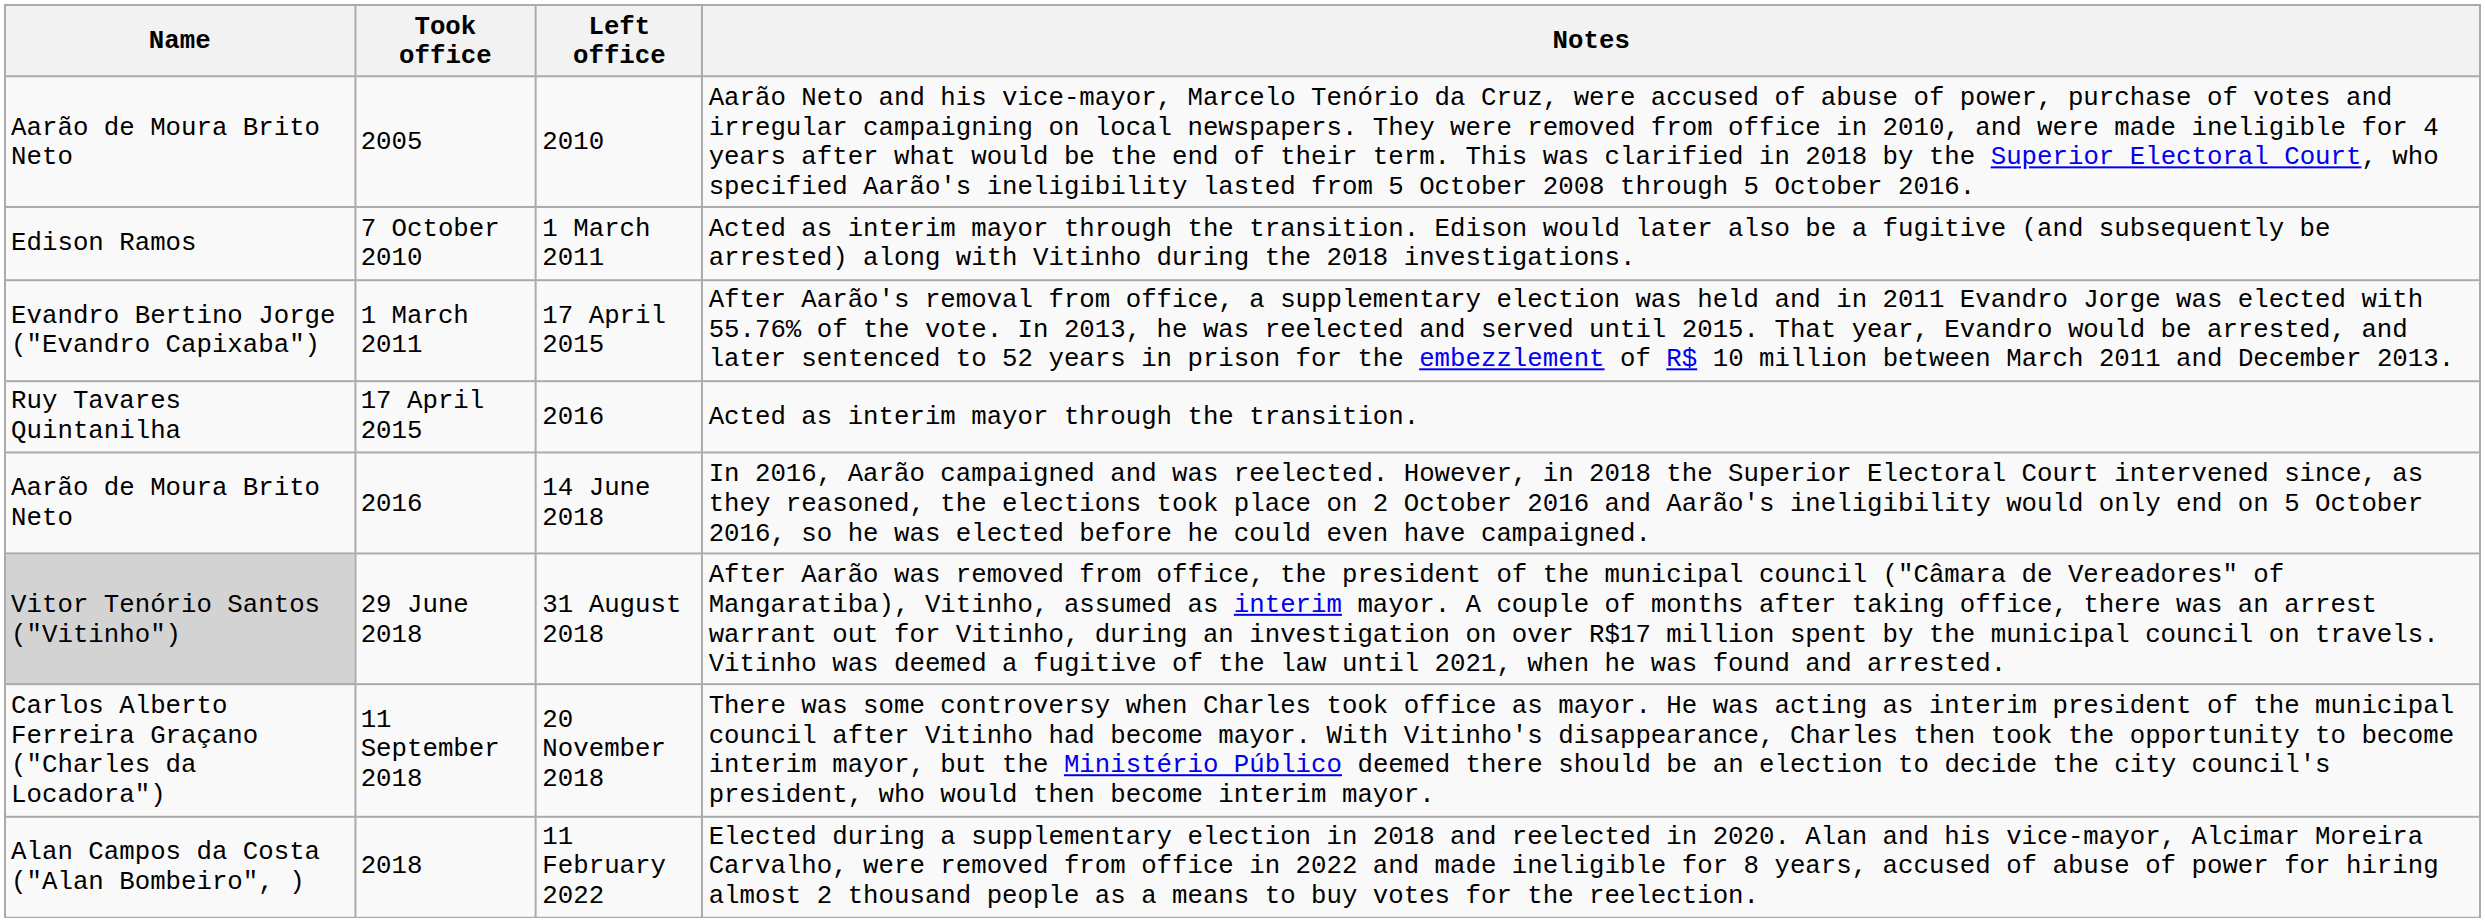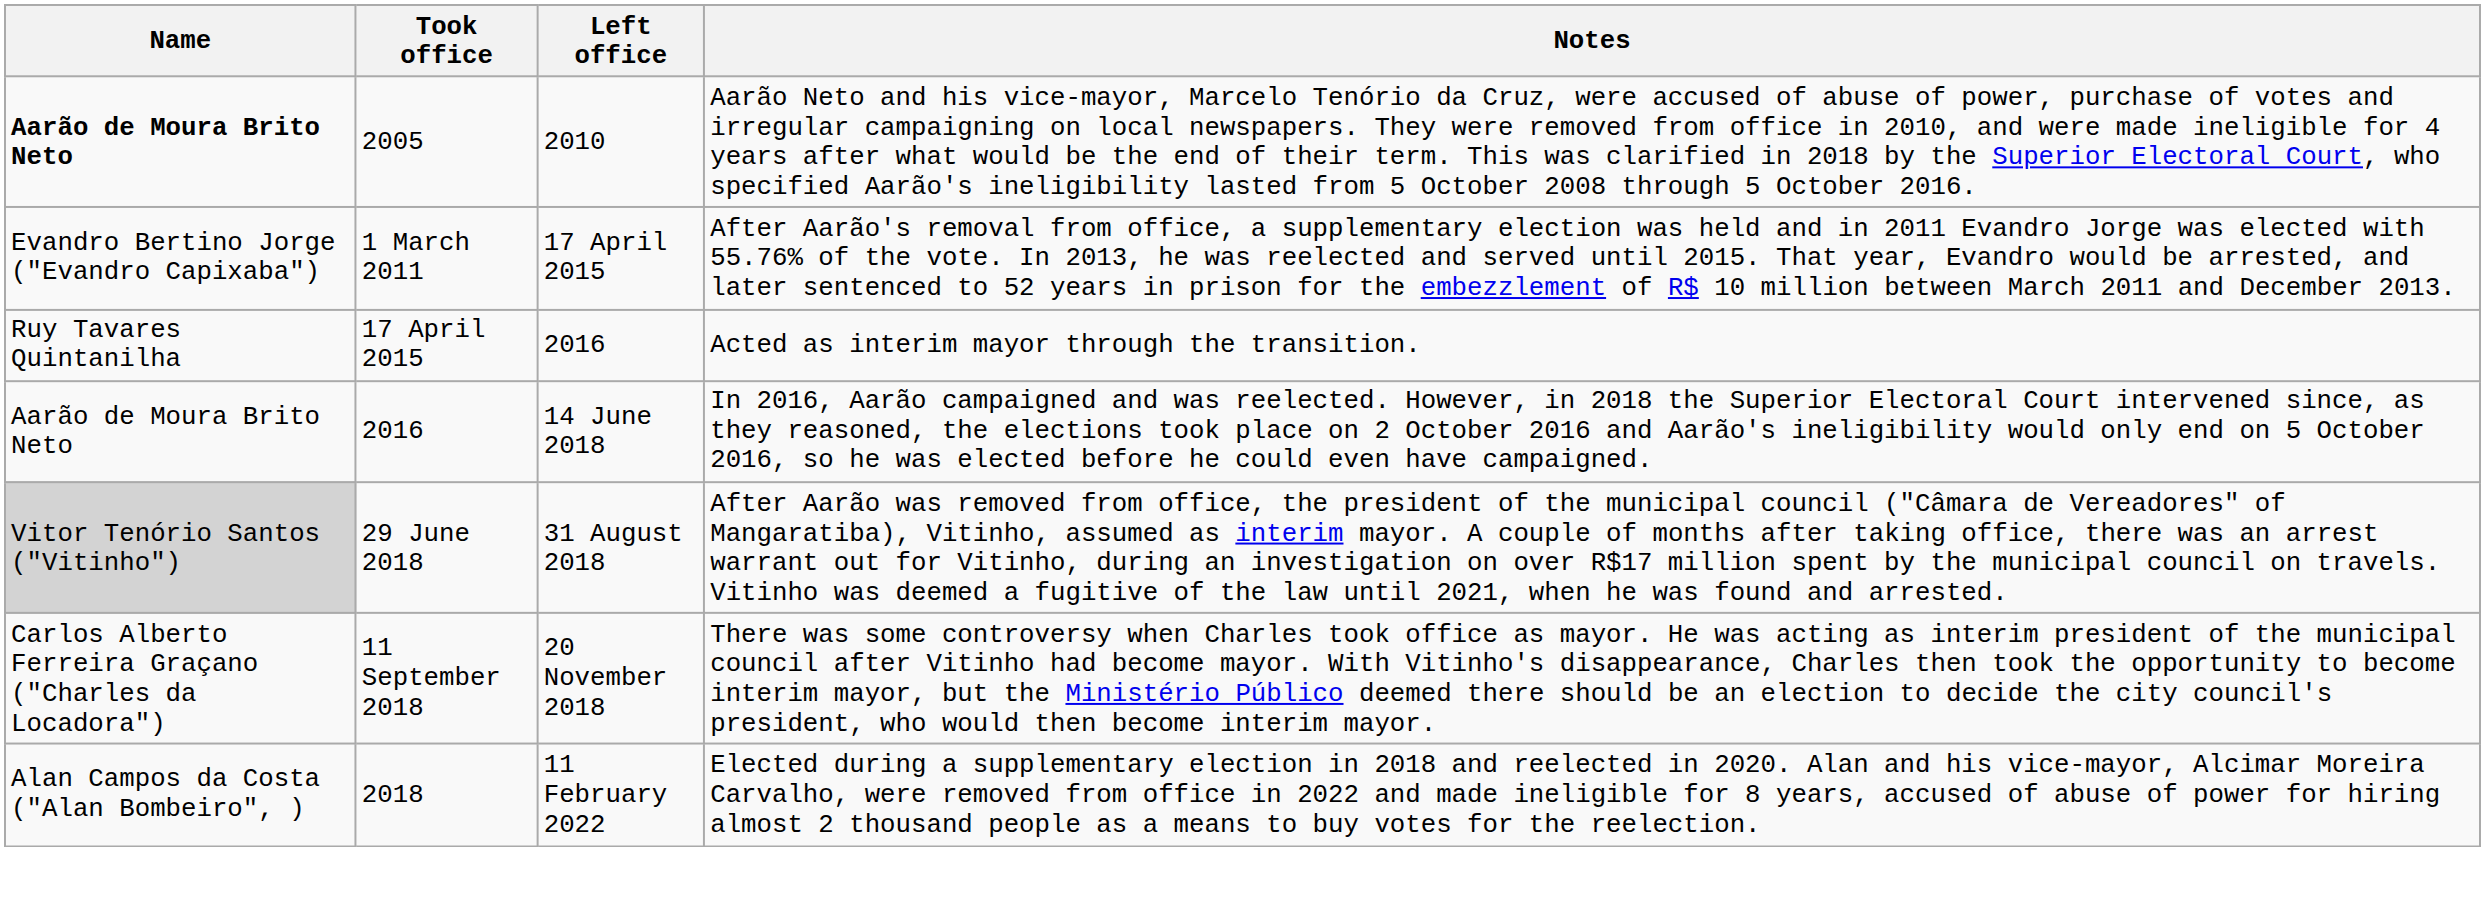(166, 142) normal -> (166, 142) bold
- row: (430, 244)
